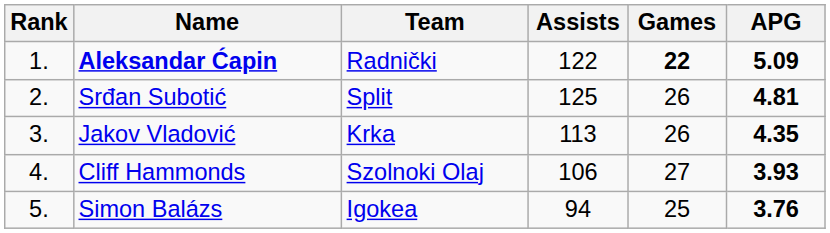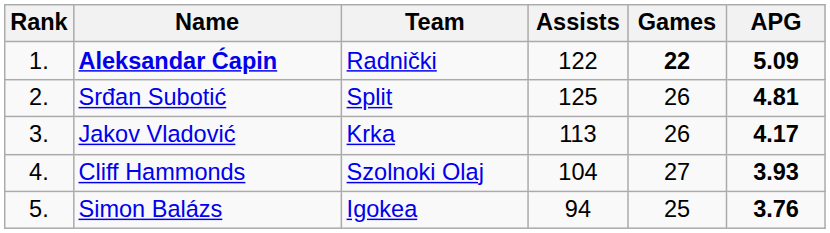(776, 135) 4.35 -> (776, 135) 4.17
(578, 172) 106 -> (578, 172) 104
